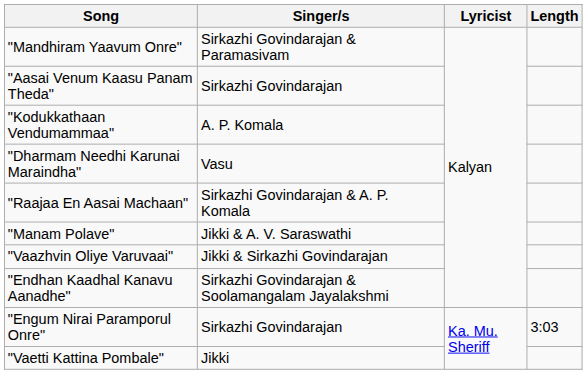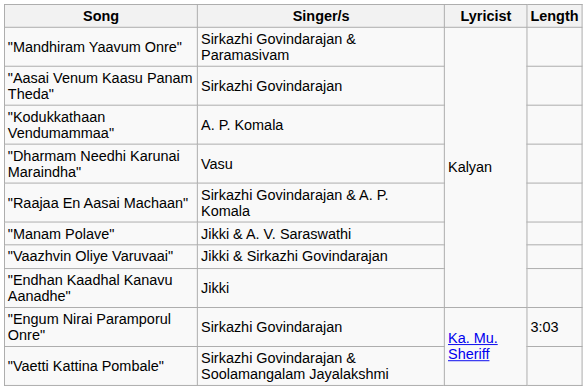(295, 288) Sirkazhi Govindarajan & Soolamangalam Jayalakshmi -> (215, 288) Jikki
(215, 358) Jikki -> (295, 366) Sirkazhi Govindarajan & Soolamangalam Jayalakshmi
